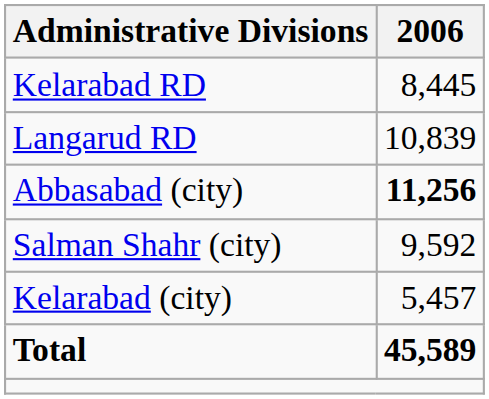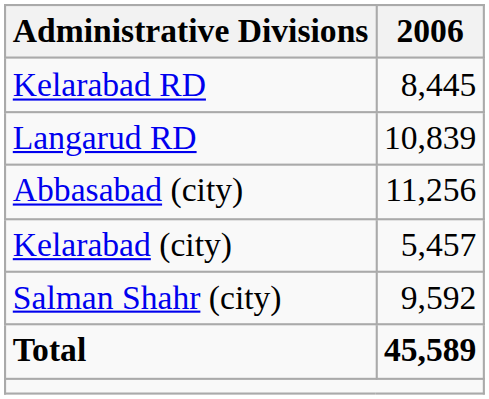(431, 191) bold -> (431, 191) normal
rows swapped: (122, 297) <-> (147, 244)
